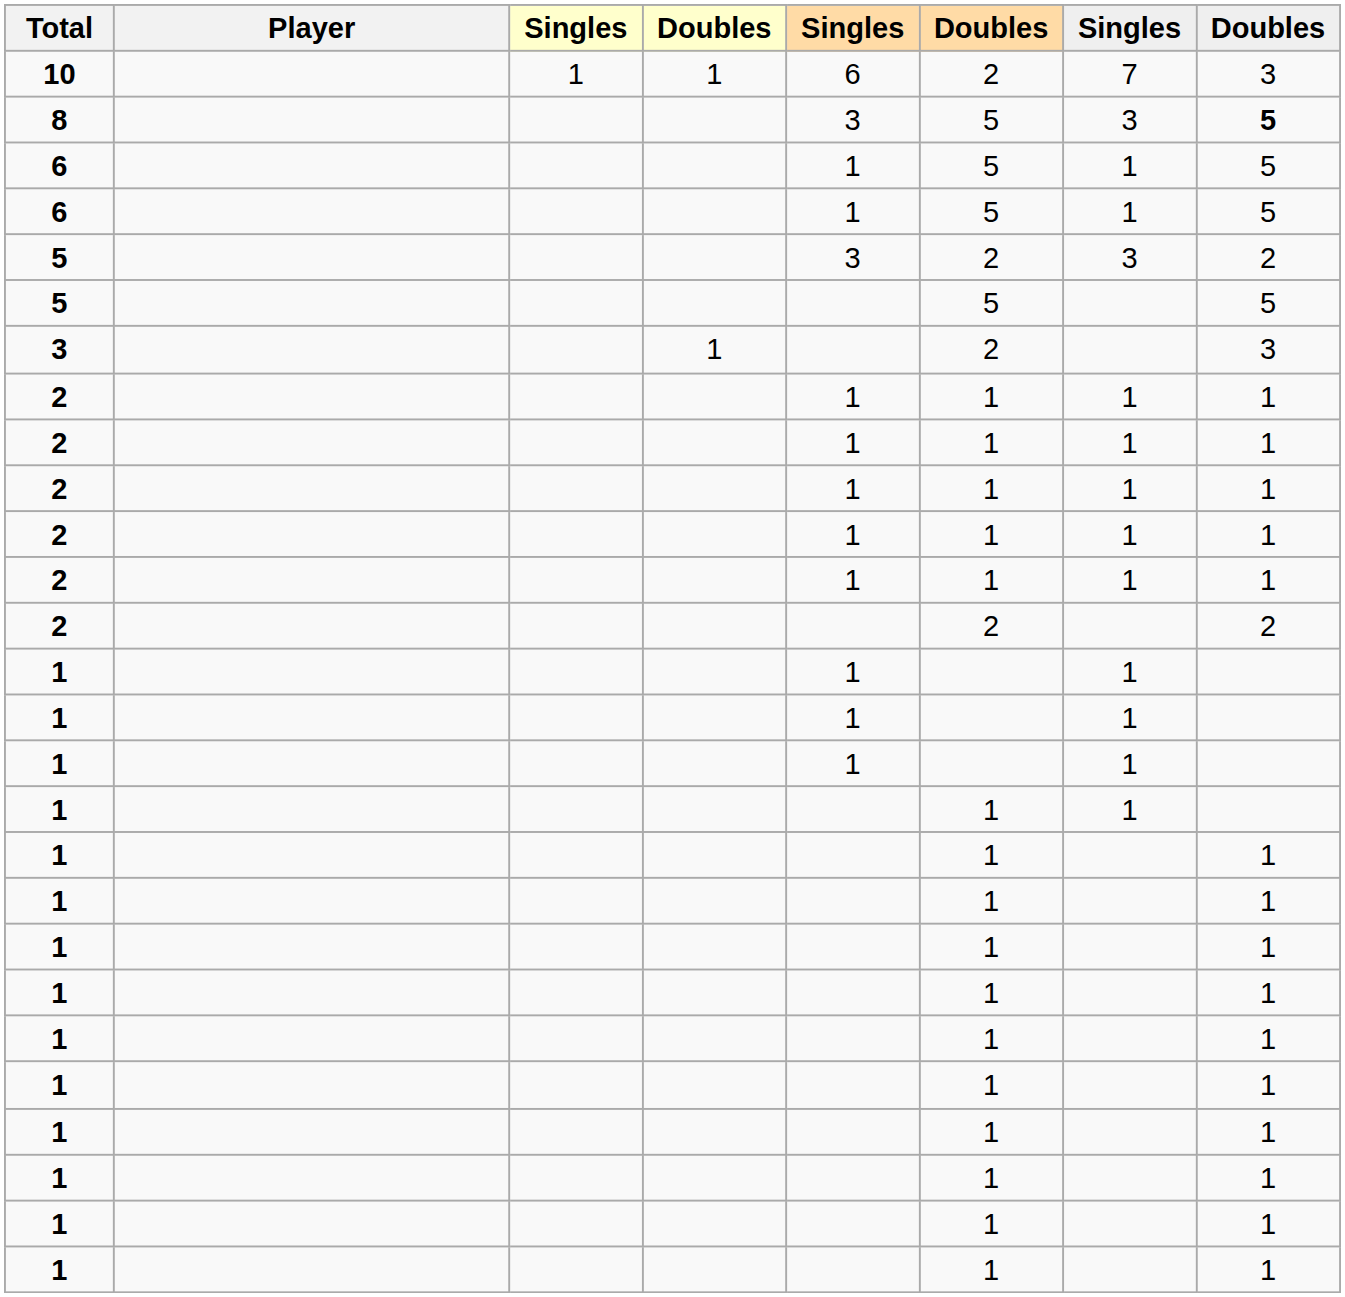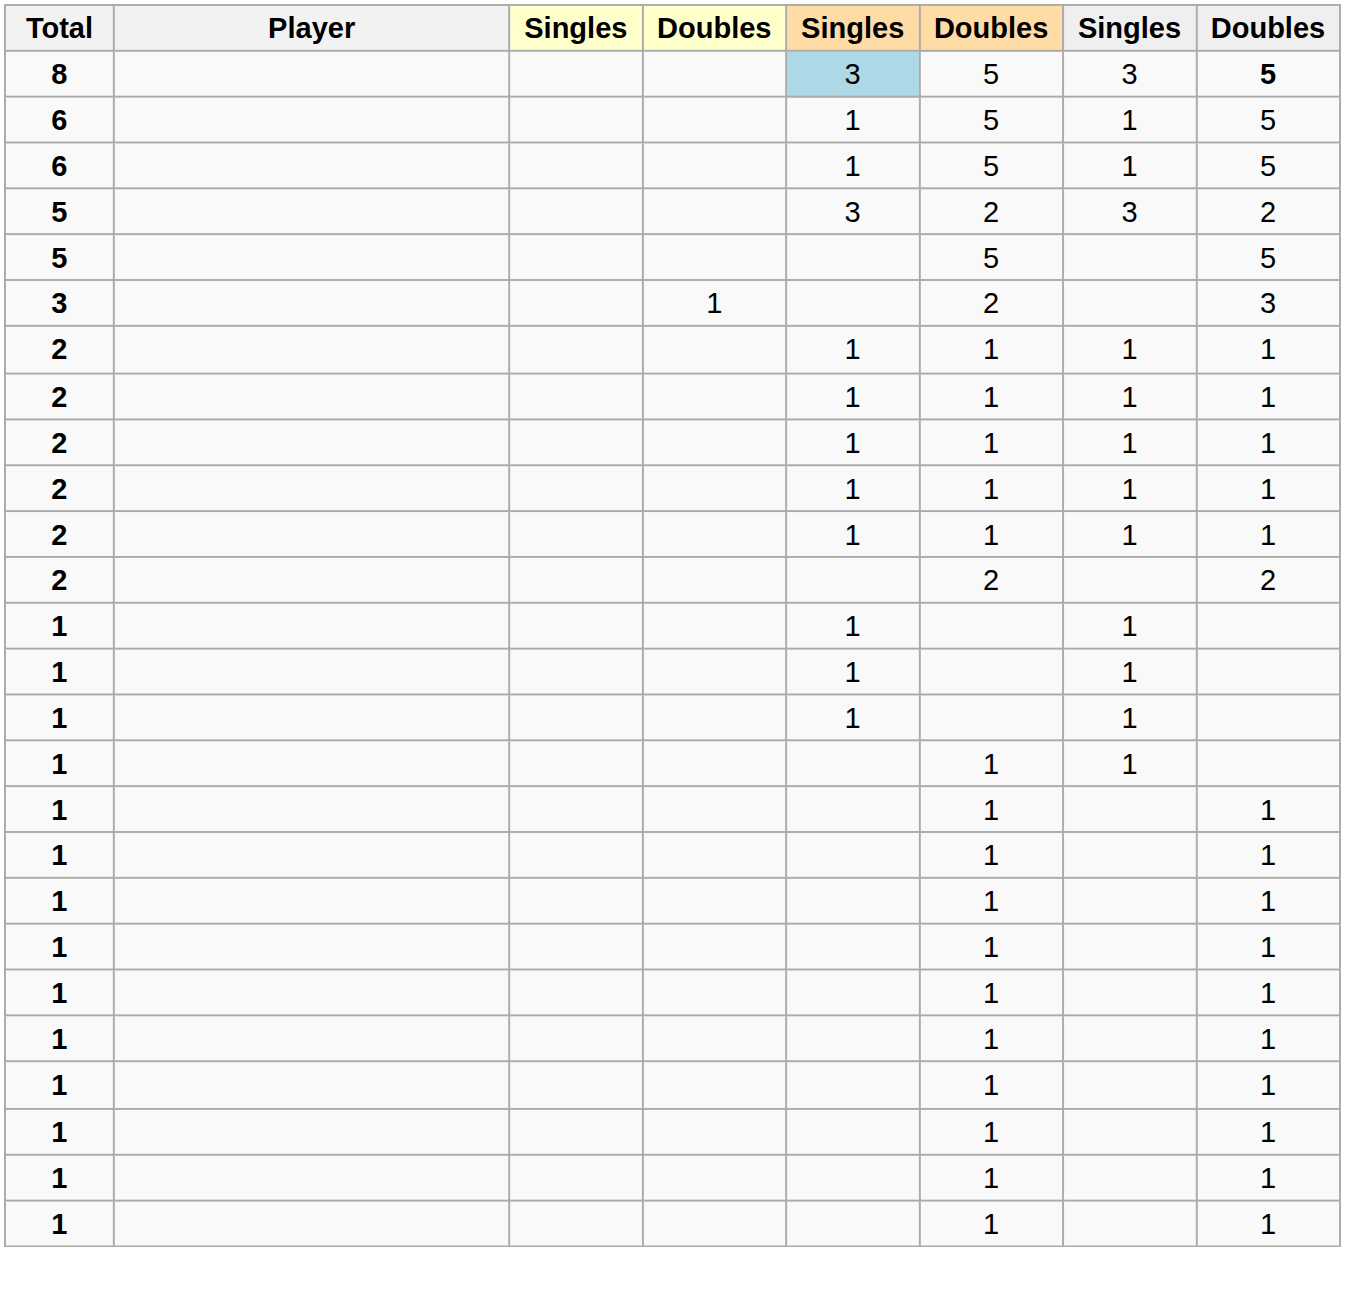- row: (59, 74)
(853, 120) no background -> (853, 74) lightblue background
